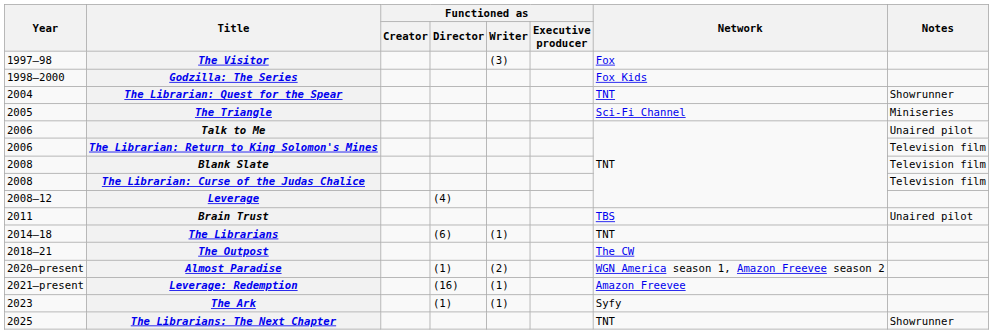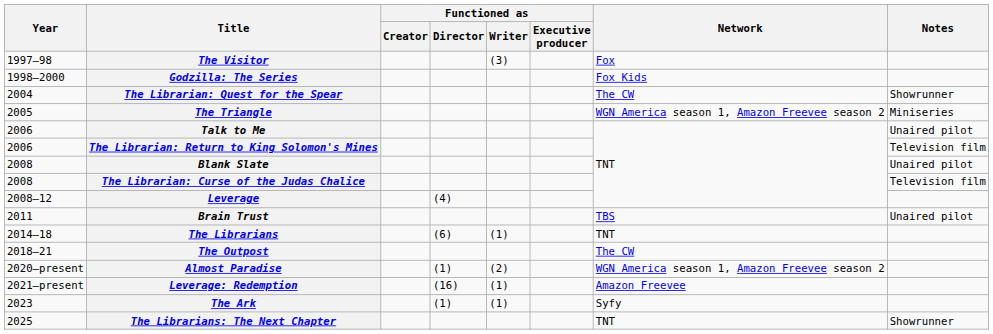(605, 95) TNT -> (615, 95) The CW
(641, 112) Sci-Fi Channel -> (740, 112) WGN America season 1, Amazon Freevee season 2
(938, 164) Television film -> (931, 164) Unaired pilot
